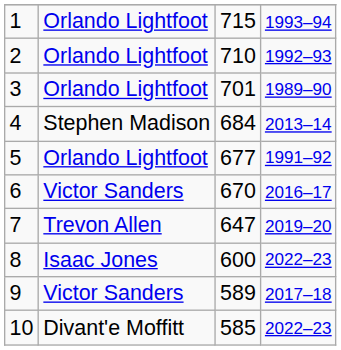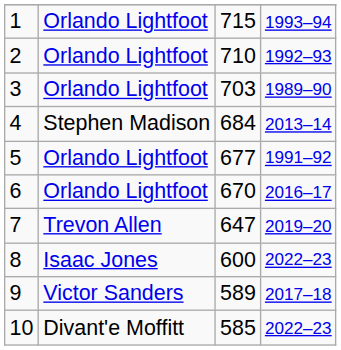(238, 89) 701 -> (238, 89) 703
(113, 191) Victor Sanders -> (126, 191) Orlando Lightfoot
